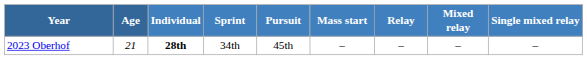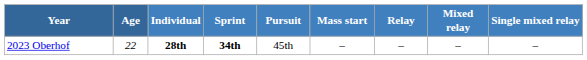(131, 45) 21 -> (131, 45) 22
(230, 45) normal -> (230, 45) bold
